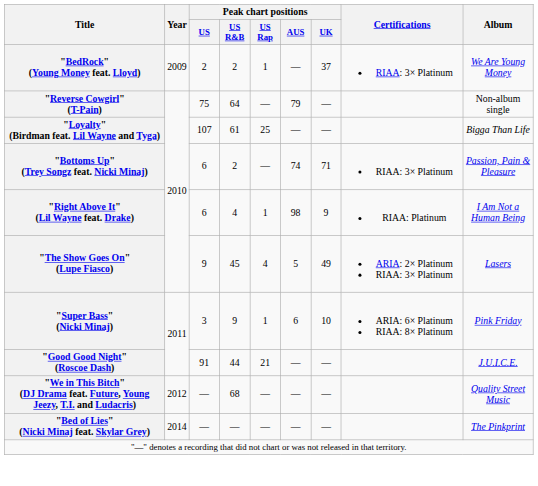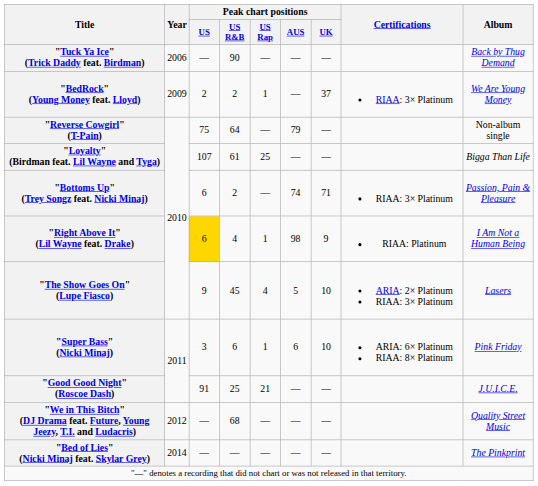+ row: (85, 58)
(204, 212) no background -> (204, 239) gold background
(326, 264) 49 -> (326, 290) 10
(235, 321) 9 -> (235, 347) 6
(235, 362) 44 -> (235, 389) 25
